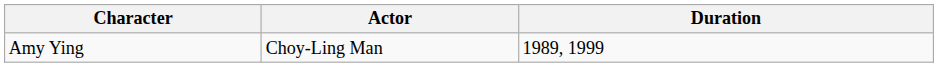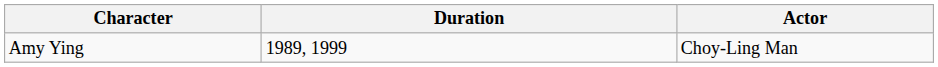columns swapped: (390, 18) <-> (726, 18)
